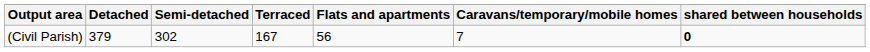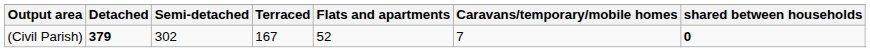(100, 36) normal -> (100, 36) bold
(324, 36) 56 -> (324, 36) 52
